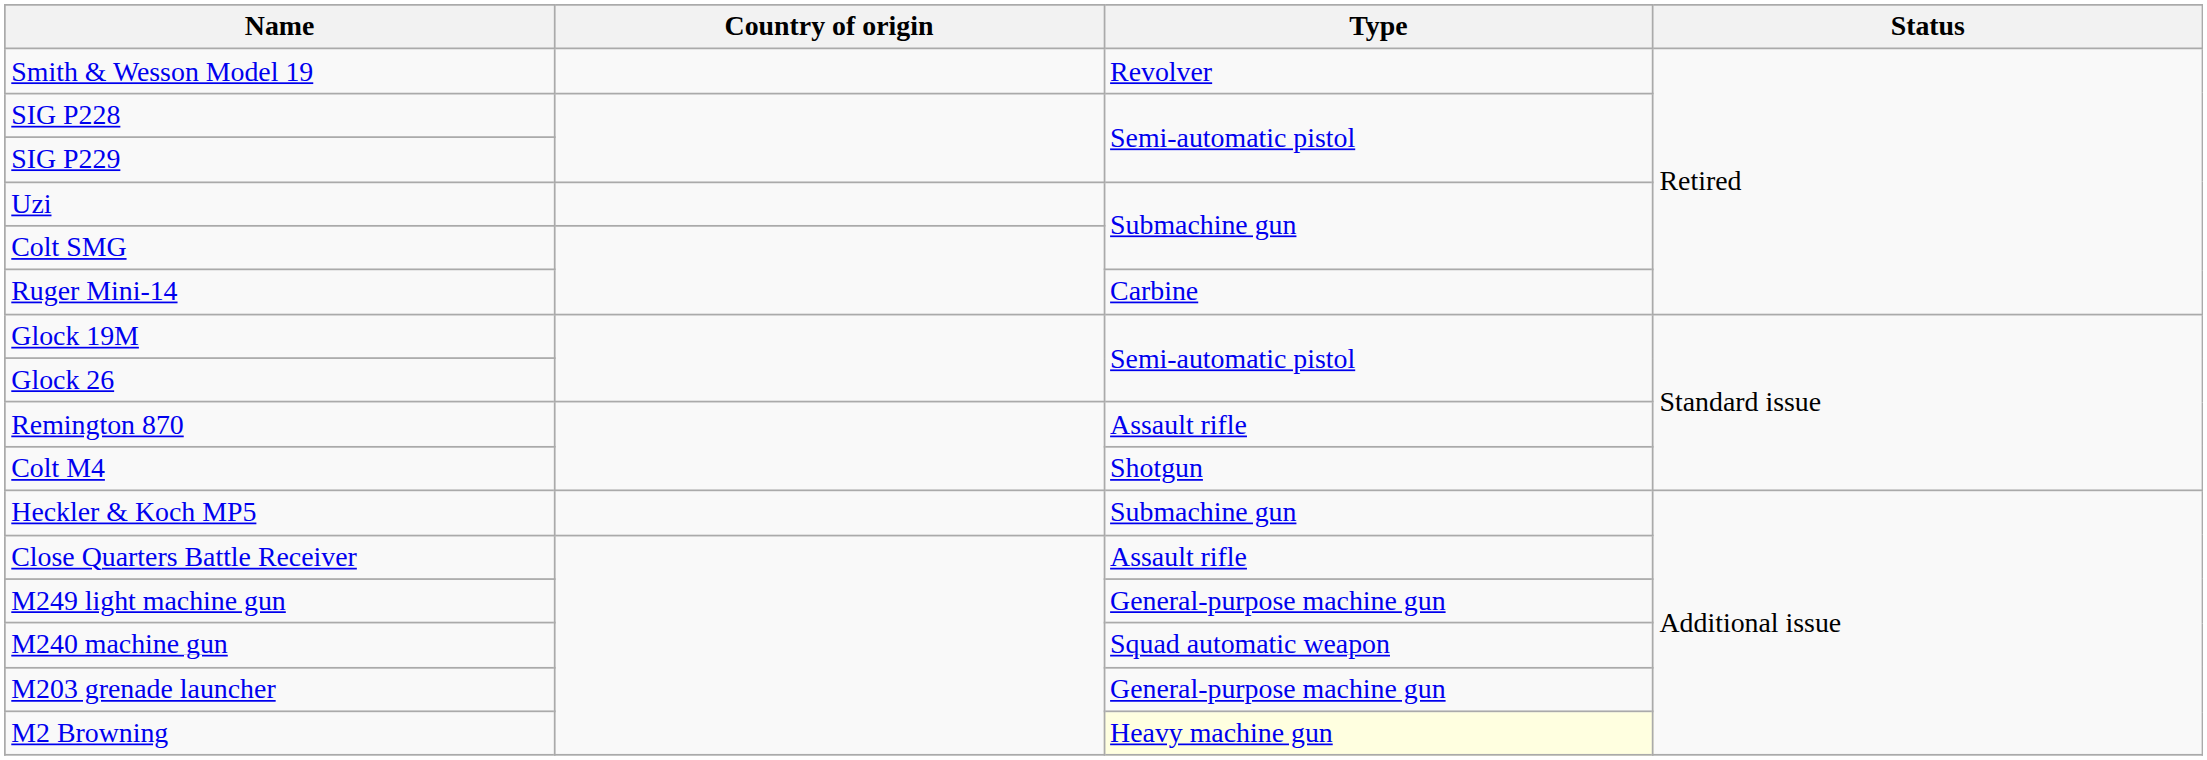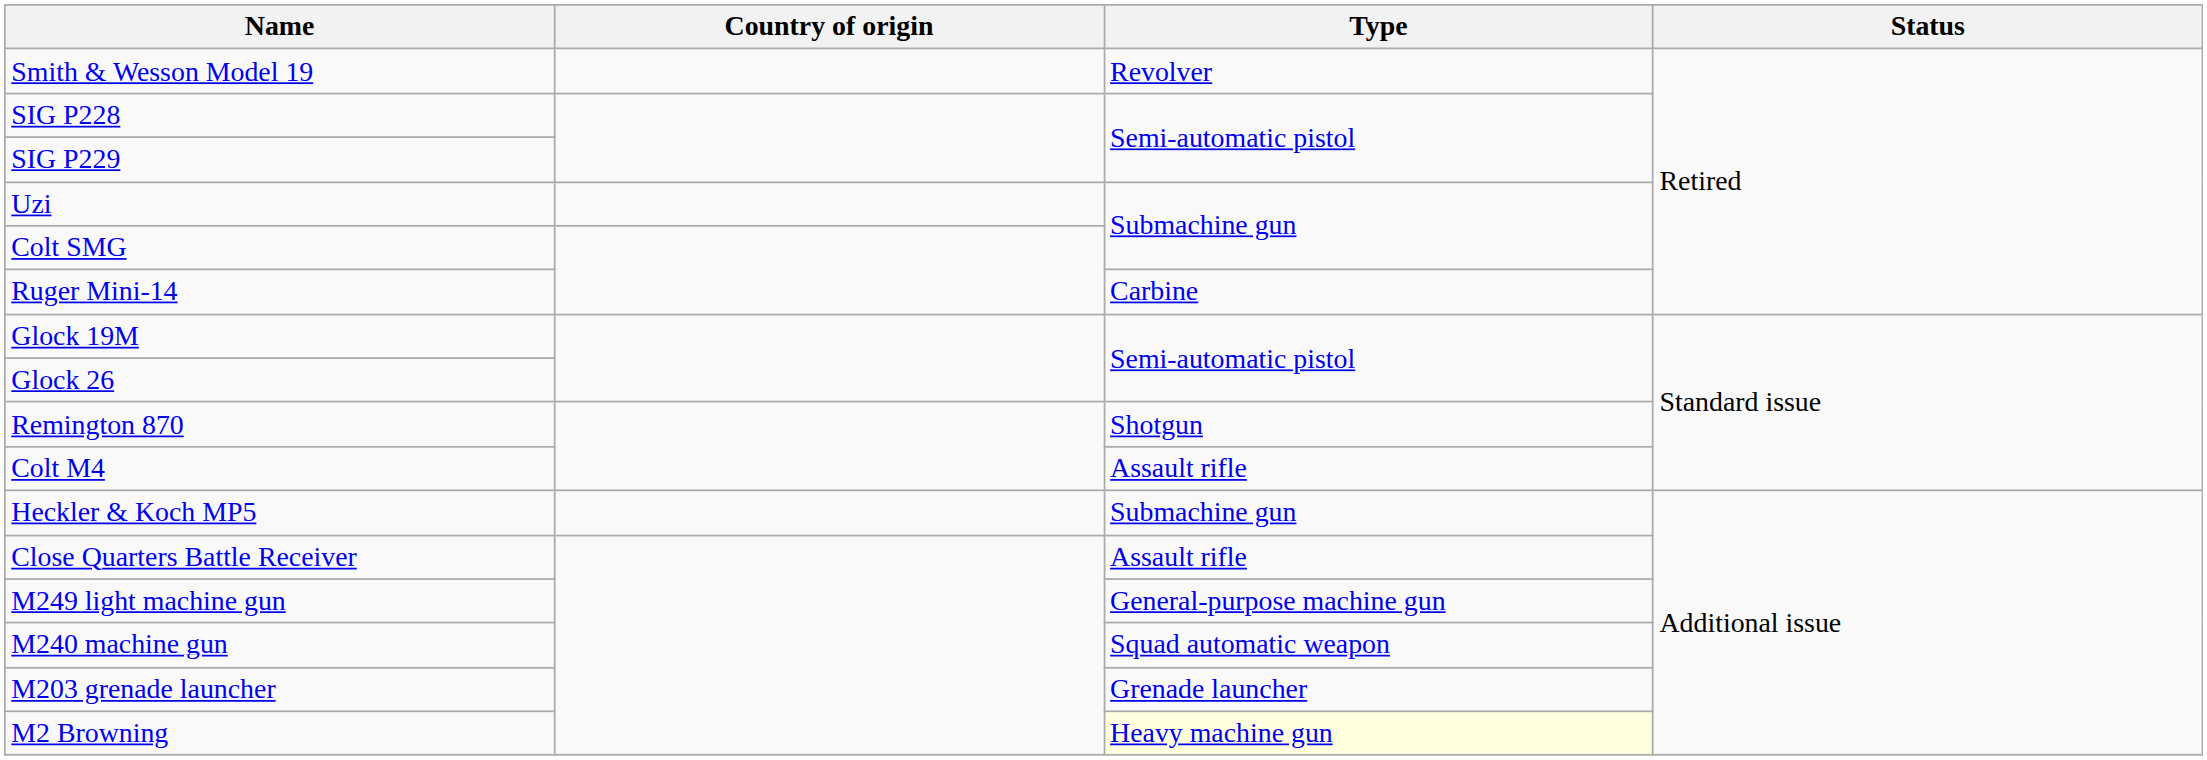(1179, 423) Assault rifle -> (1157, 423) Shotgun
(1157, 468) Shotgun -> (1179, 468) Assault rifle
(1278, 688) General-purpose machine gun -> (1209, 688) Grenade launcher
